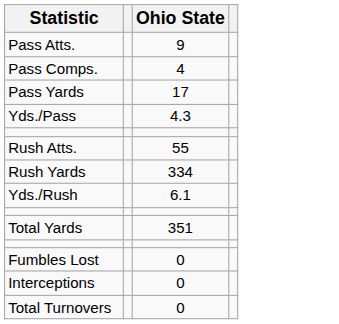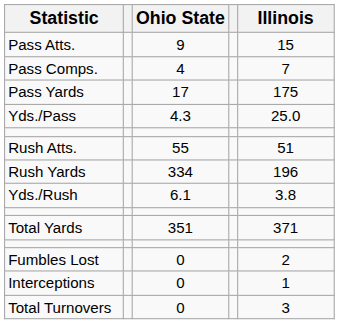+ column: (286, 18)
